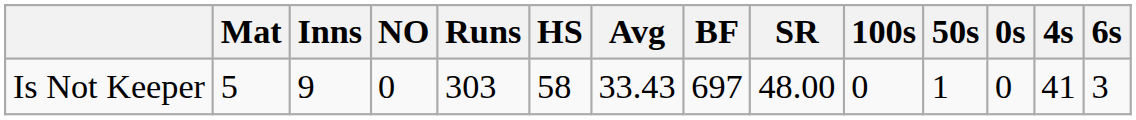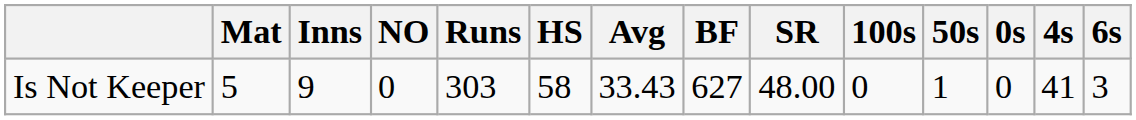(717, 85) 697 -> (717, 85) 627
